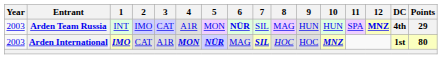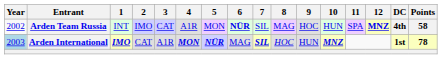(16, 26) 2003 -> (16, 26) 2002
(309, 26) HUN -> (309, 26) HOC
(423, 26) 29 -> (423, 26) 58
(16, 41) no background -> (16, 41) lightblue background
(309, 41) HOC -> (309, 41) HUN
(423, 41) 80 -> (423, 41) 78
